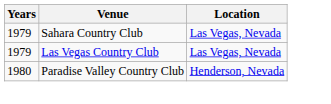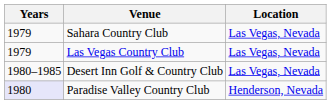+ row: (145, 71)
(19, 71) no background -> (19, 90) lavender background
